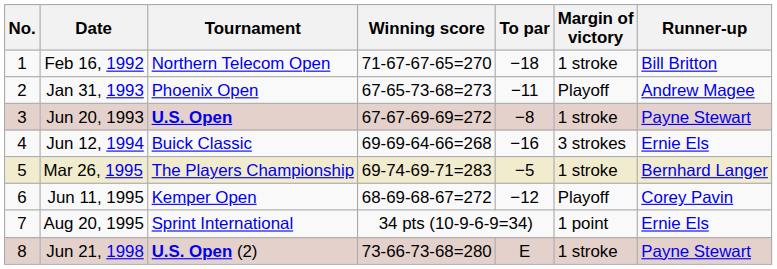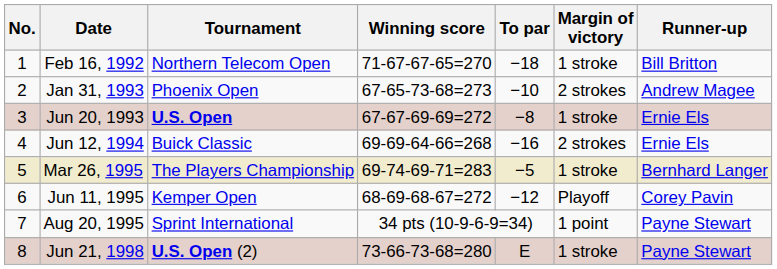(525, 90) −11 -> (525, 90) −10
(583, 90) Playoff -> (592, 90) 2 strokes
(696, 117) Payne Stewart -> (675, 117) Ernie Els
(592, 144) 3 strokes -> (592, 144) 2 strokes
(675, 224) Ernie Els -> (696, 224) Payne Stewart
